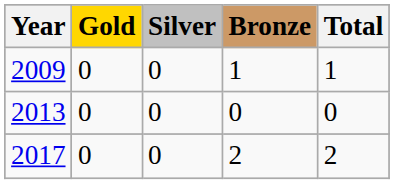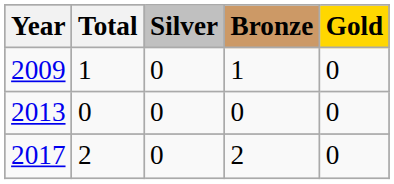columns swapped: (107, 26) <-> (353, 26)
